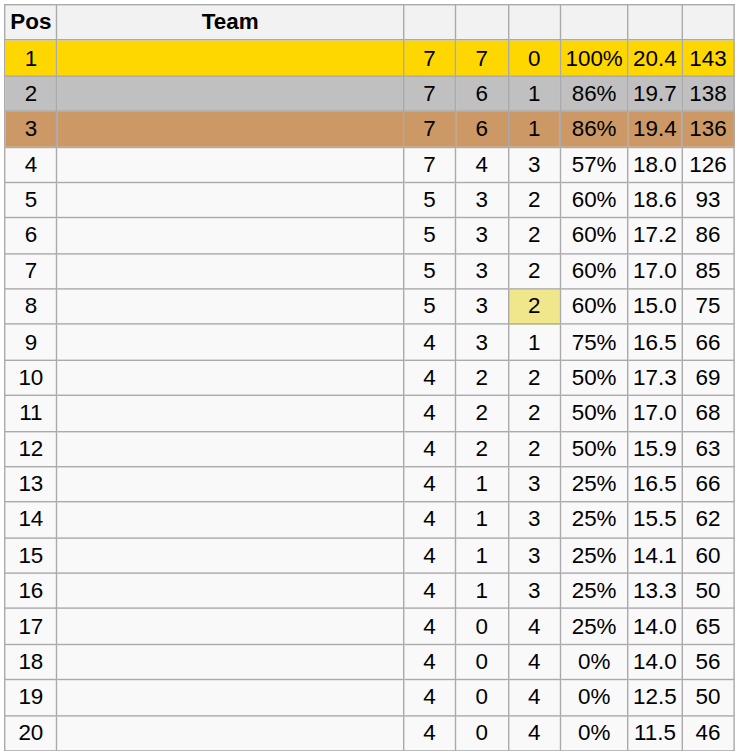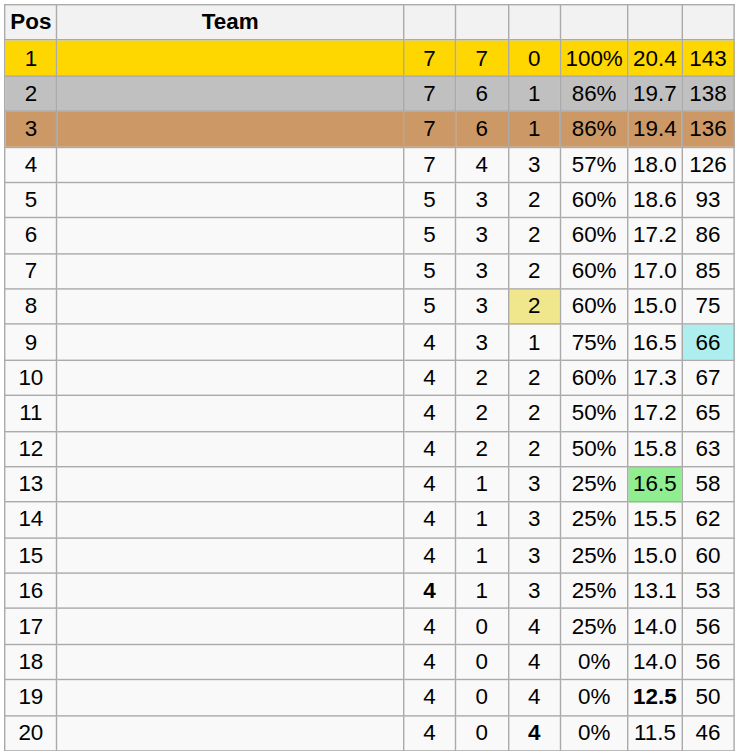(708, 341) no background -> (708, 341) paleturquoise background
(594, 377) 50% -> (594, 377) 60%
(708, 377) 69 -> (708, 377) 67
(655, 413) 17.0 -> (655, 413) 17.2
(708, 413) 68 -> (708, 413) 65
(655, 448) 15.9 -> (655, 448) 15.8
(655, 484) no background -> (655, 484) lightgreen background
(708, 484) 66 -> (708, 484) 58
(655, 555) 14.1 -> (655, 555) 15.0
(430, 590) normal -> (430, 590) bold
(655, 590) 13.3 -> (655, 590) 13.1
(708, 590) 50 -> (708, 590) 53
(708, 626) 65 -> (708, 626) 56
(655, 697) normal -> (655, 697) bold
(534, 732) normal -> (534, 732) bold
